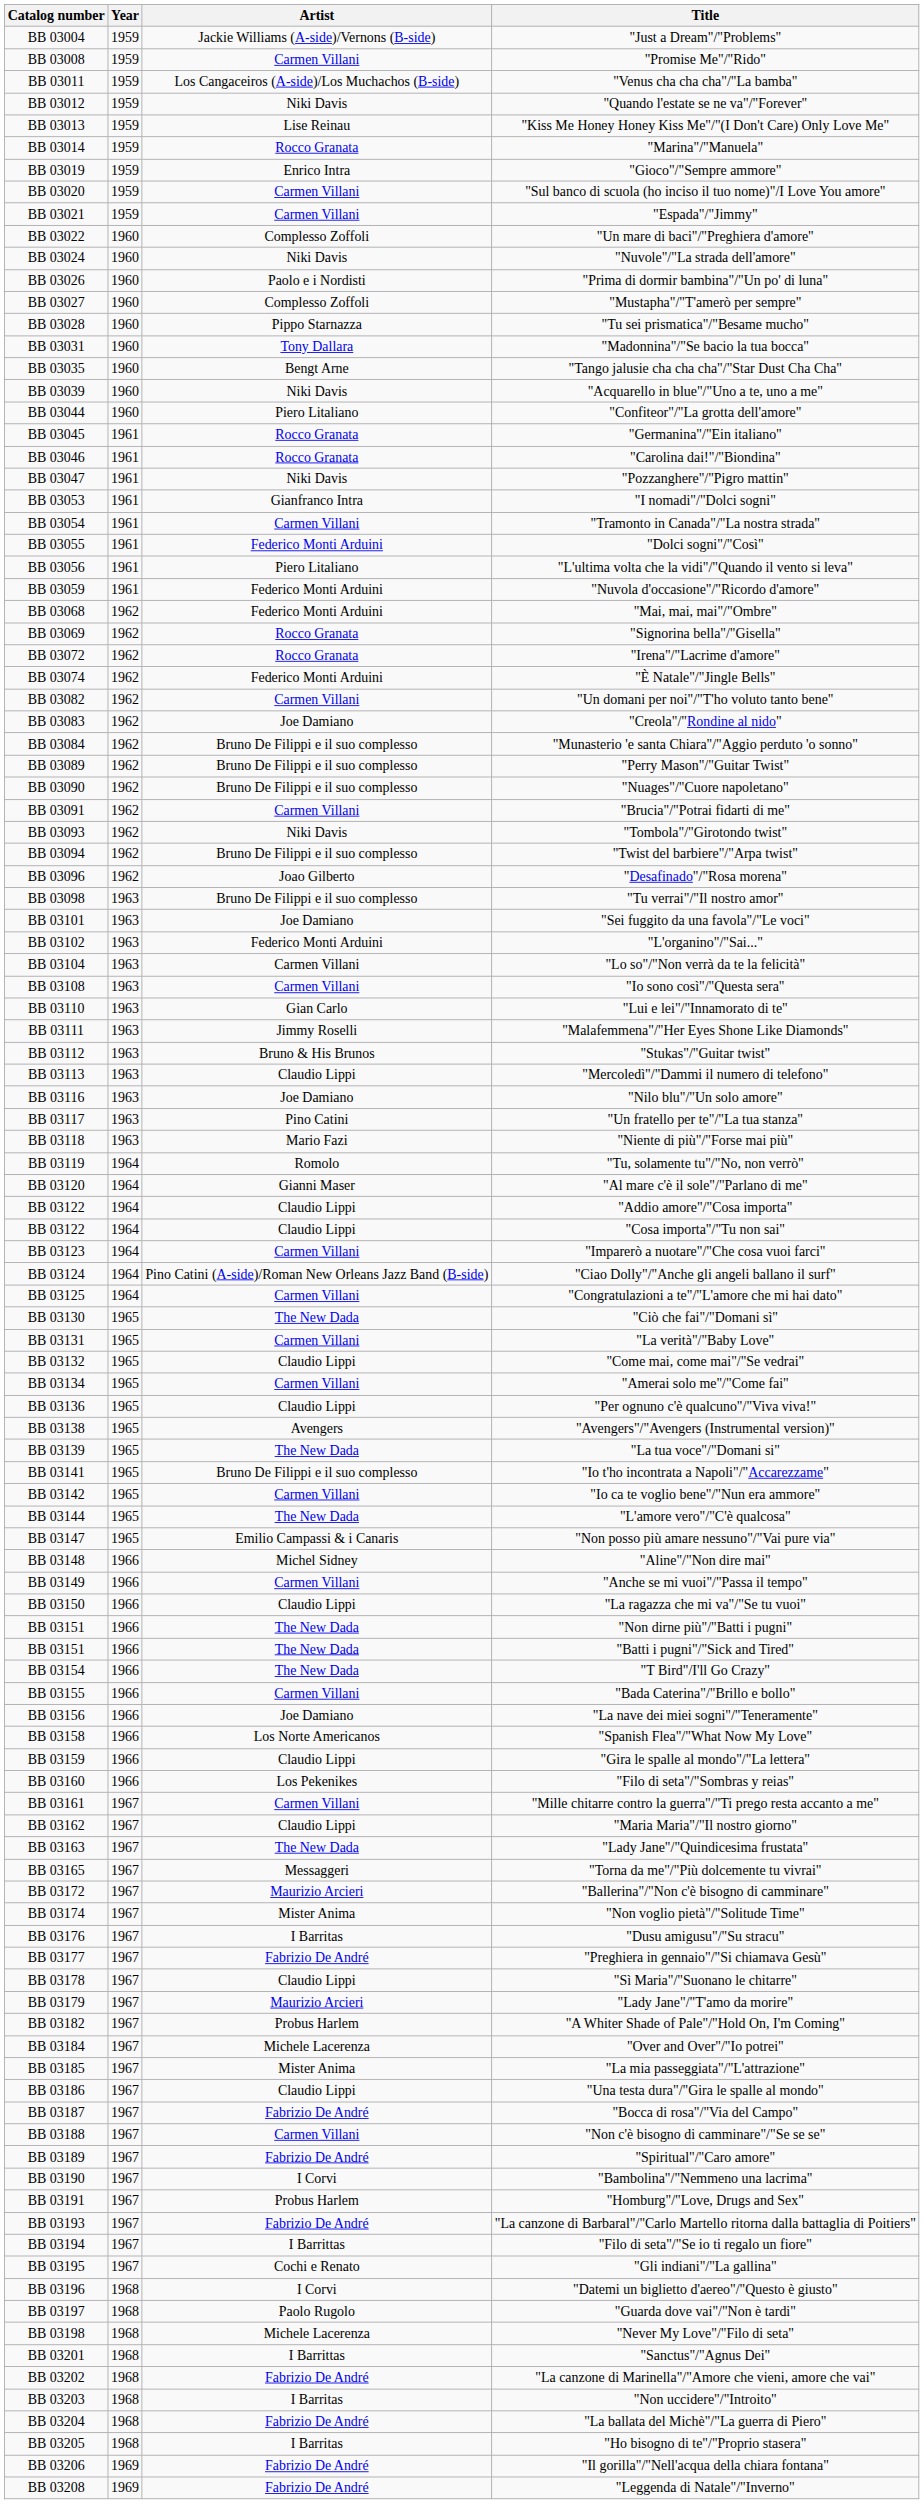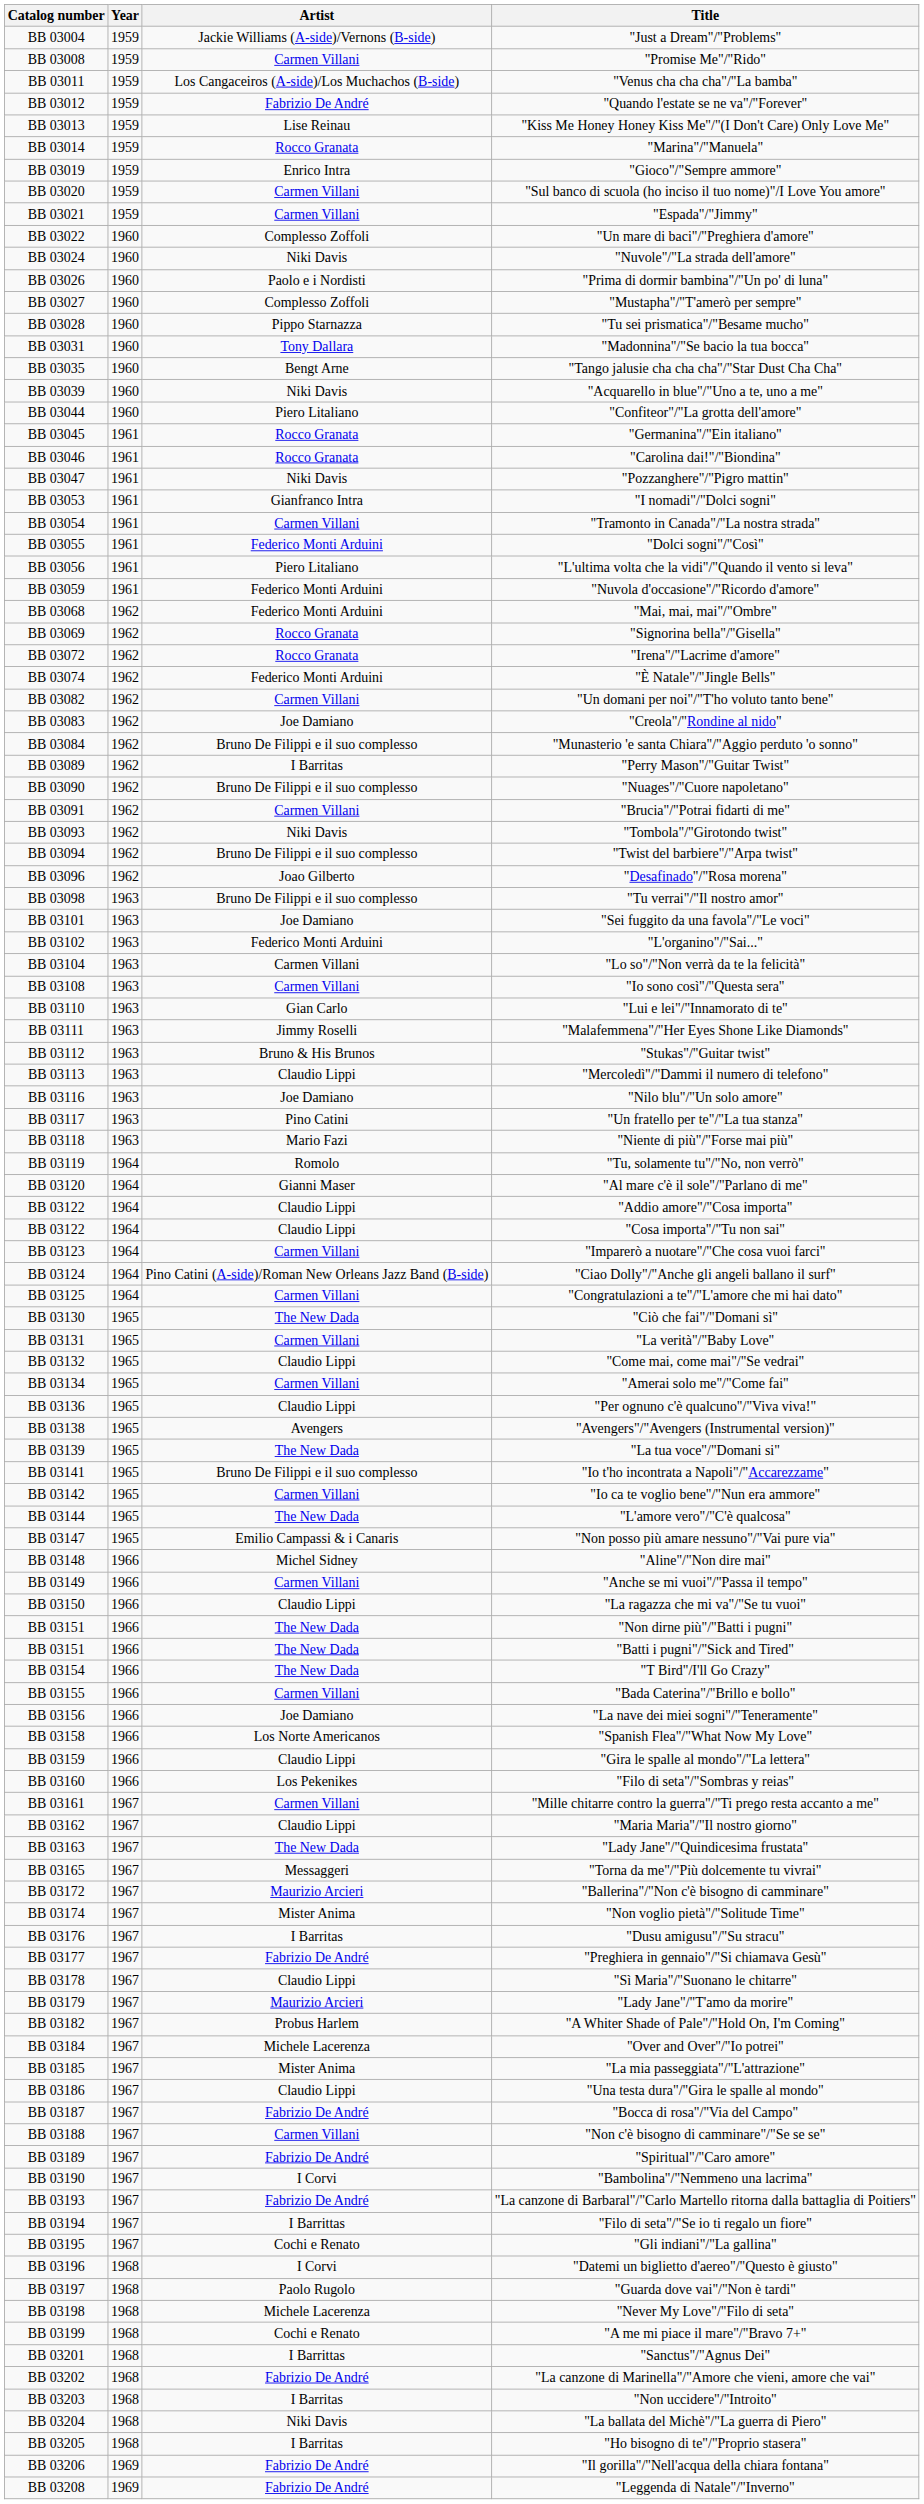(317, 103) Niki Davis -> (317, 103) Fabrizio De André
(317, 766) Bruno De Filippi e il suo complesso -> (317, 766) I Barritas
- row: (705, 2201)
+ row: (705, 2333)
(317, 2421) Fabrizio De André -> (317, 2421) Niki Davis
